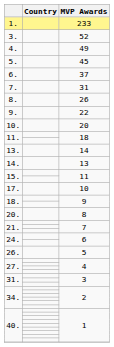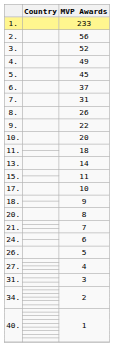+ row: (13, 36)
- row: (13, 163)
